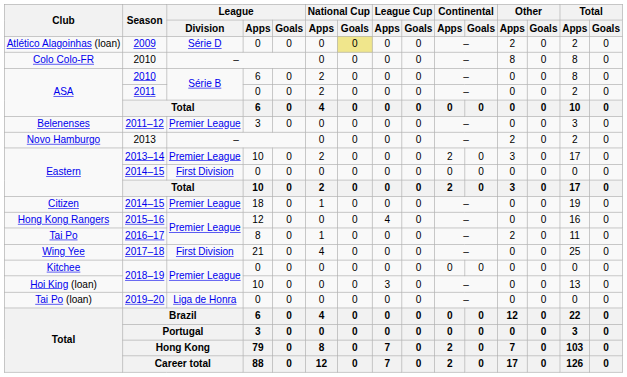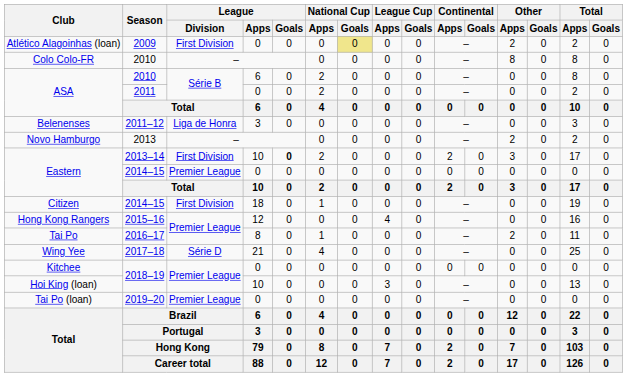(205, 44) Série D -> (205, 44) First Division
(205, 124) Premier League -> (205, 124) Liga de Honra
(205, 156) Premier League -> (205, 156) First Division
(289, 156) normal -> (289, 156) bold
(205, 172) First Division -> (205, 172) Premier League
(205, 204) Premier League -> (205, 204) First Division
(205, 252) First Division -> (205, 252) Série D
(205, 300) Liga de Honra -> (205, 300) Premier League
